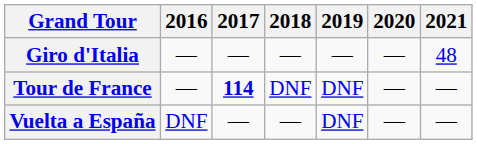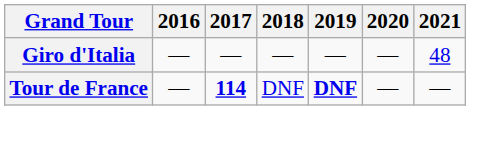(342, 88) normal -> (335, 88) bold
- row: (82, 121)
